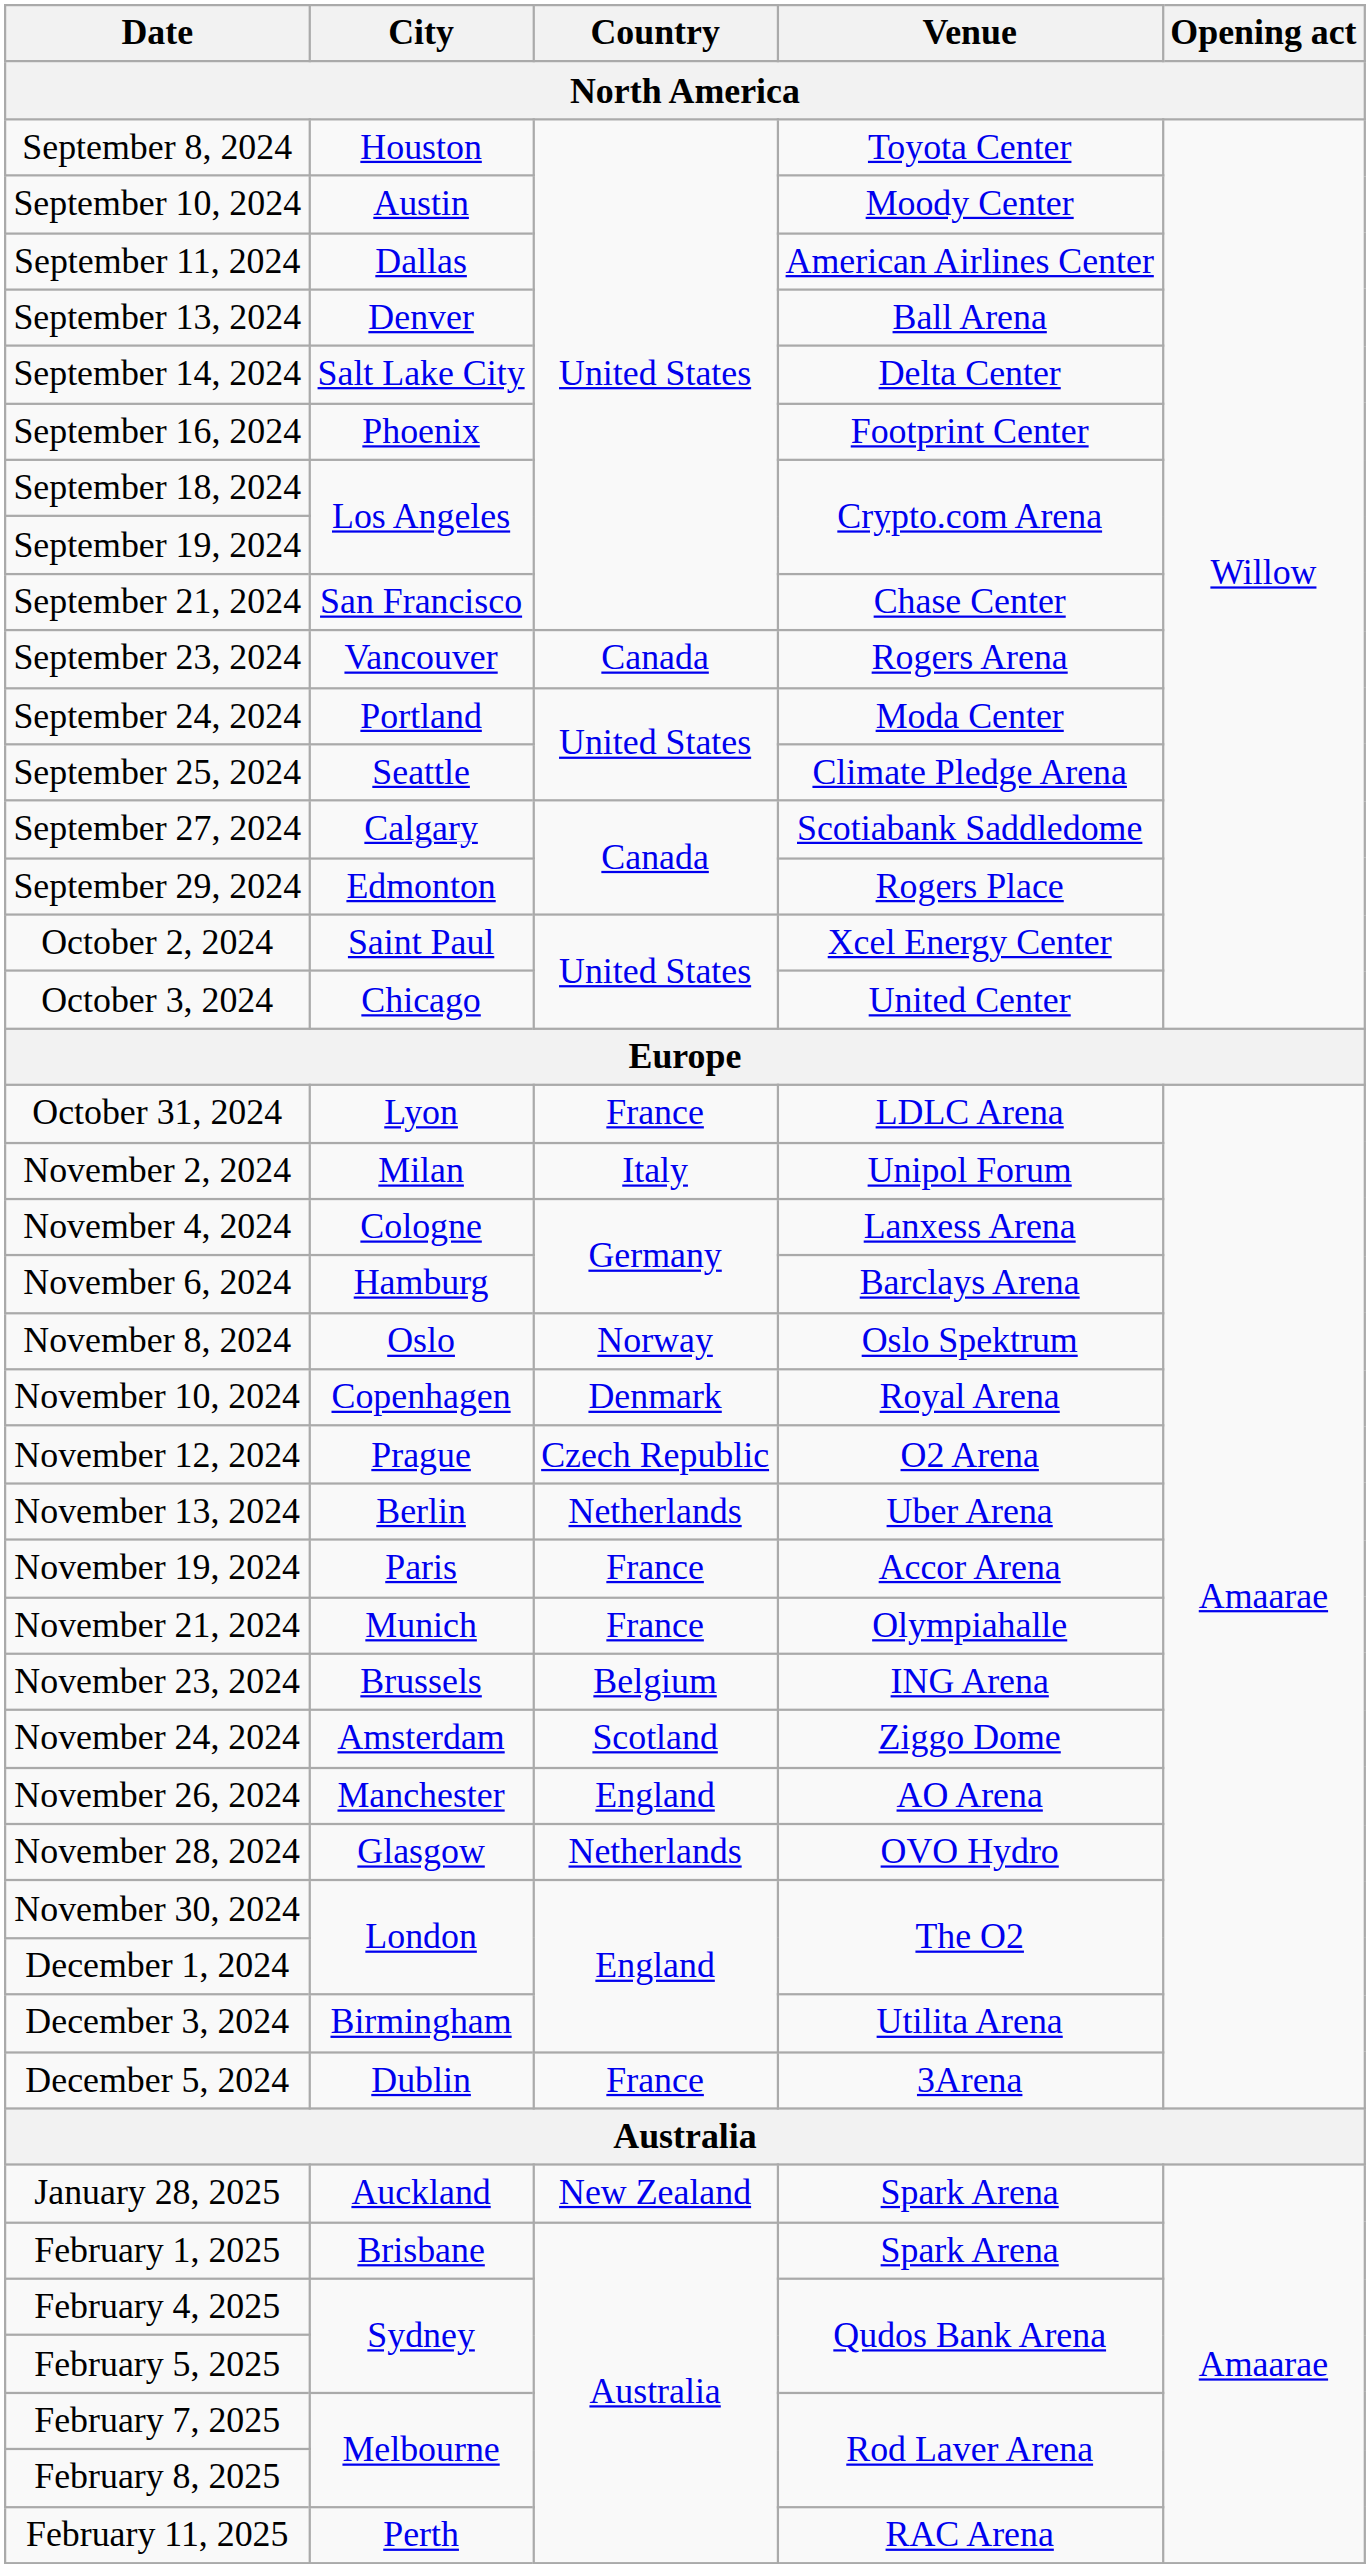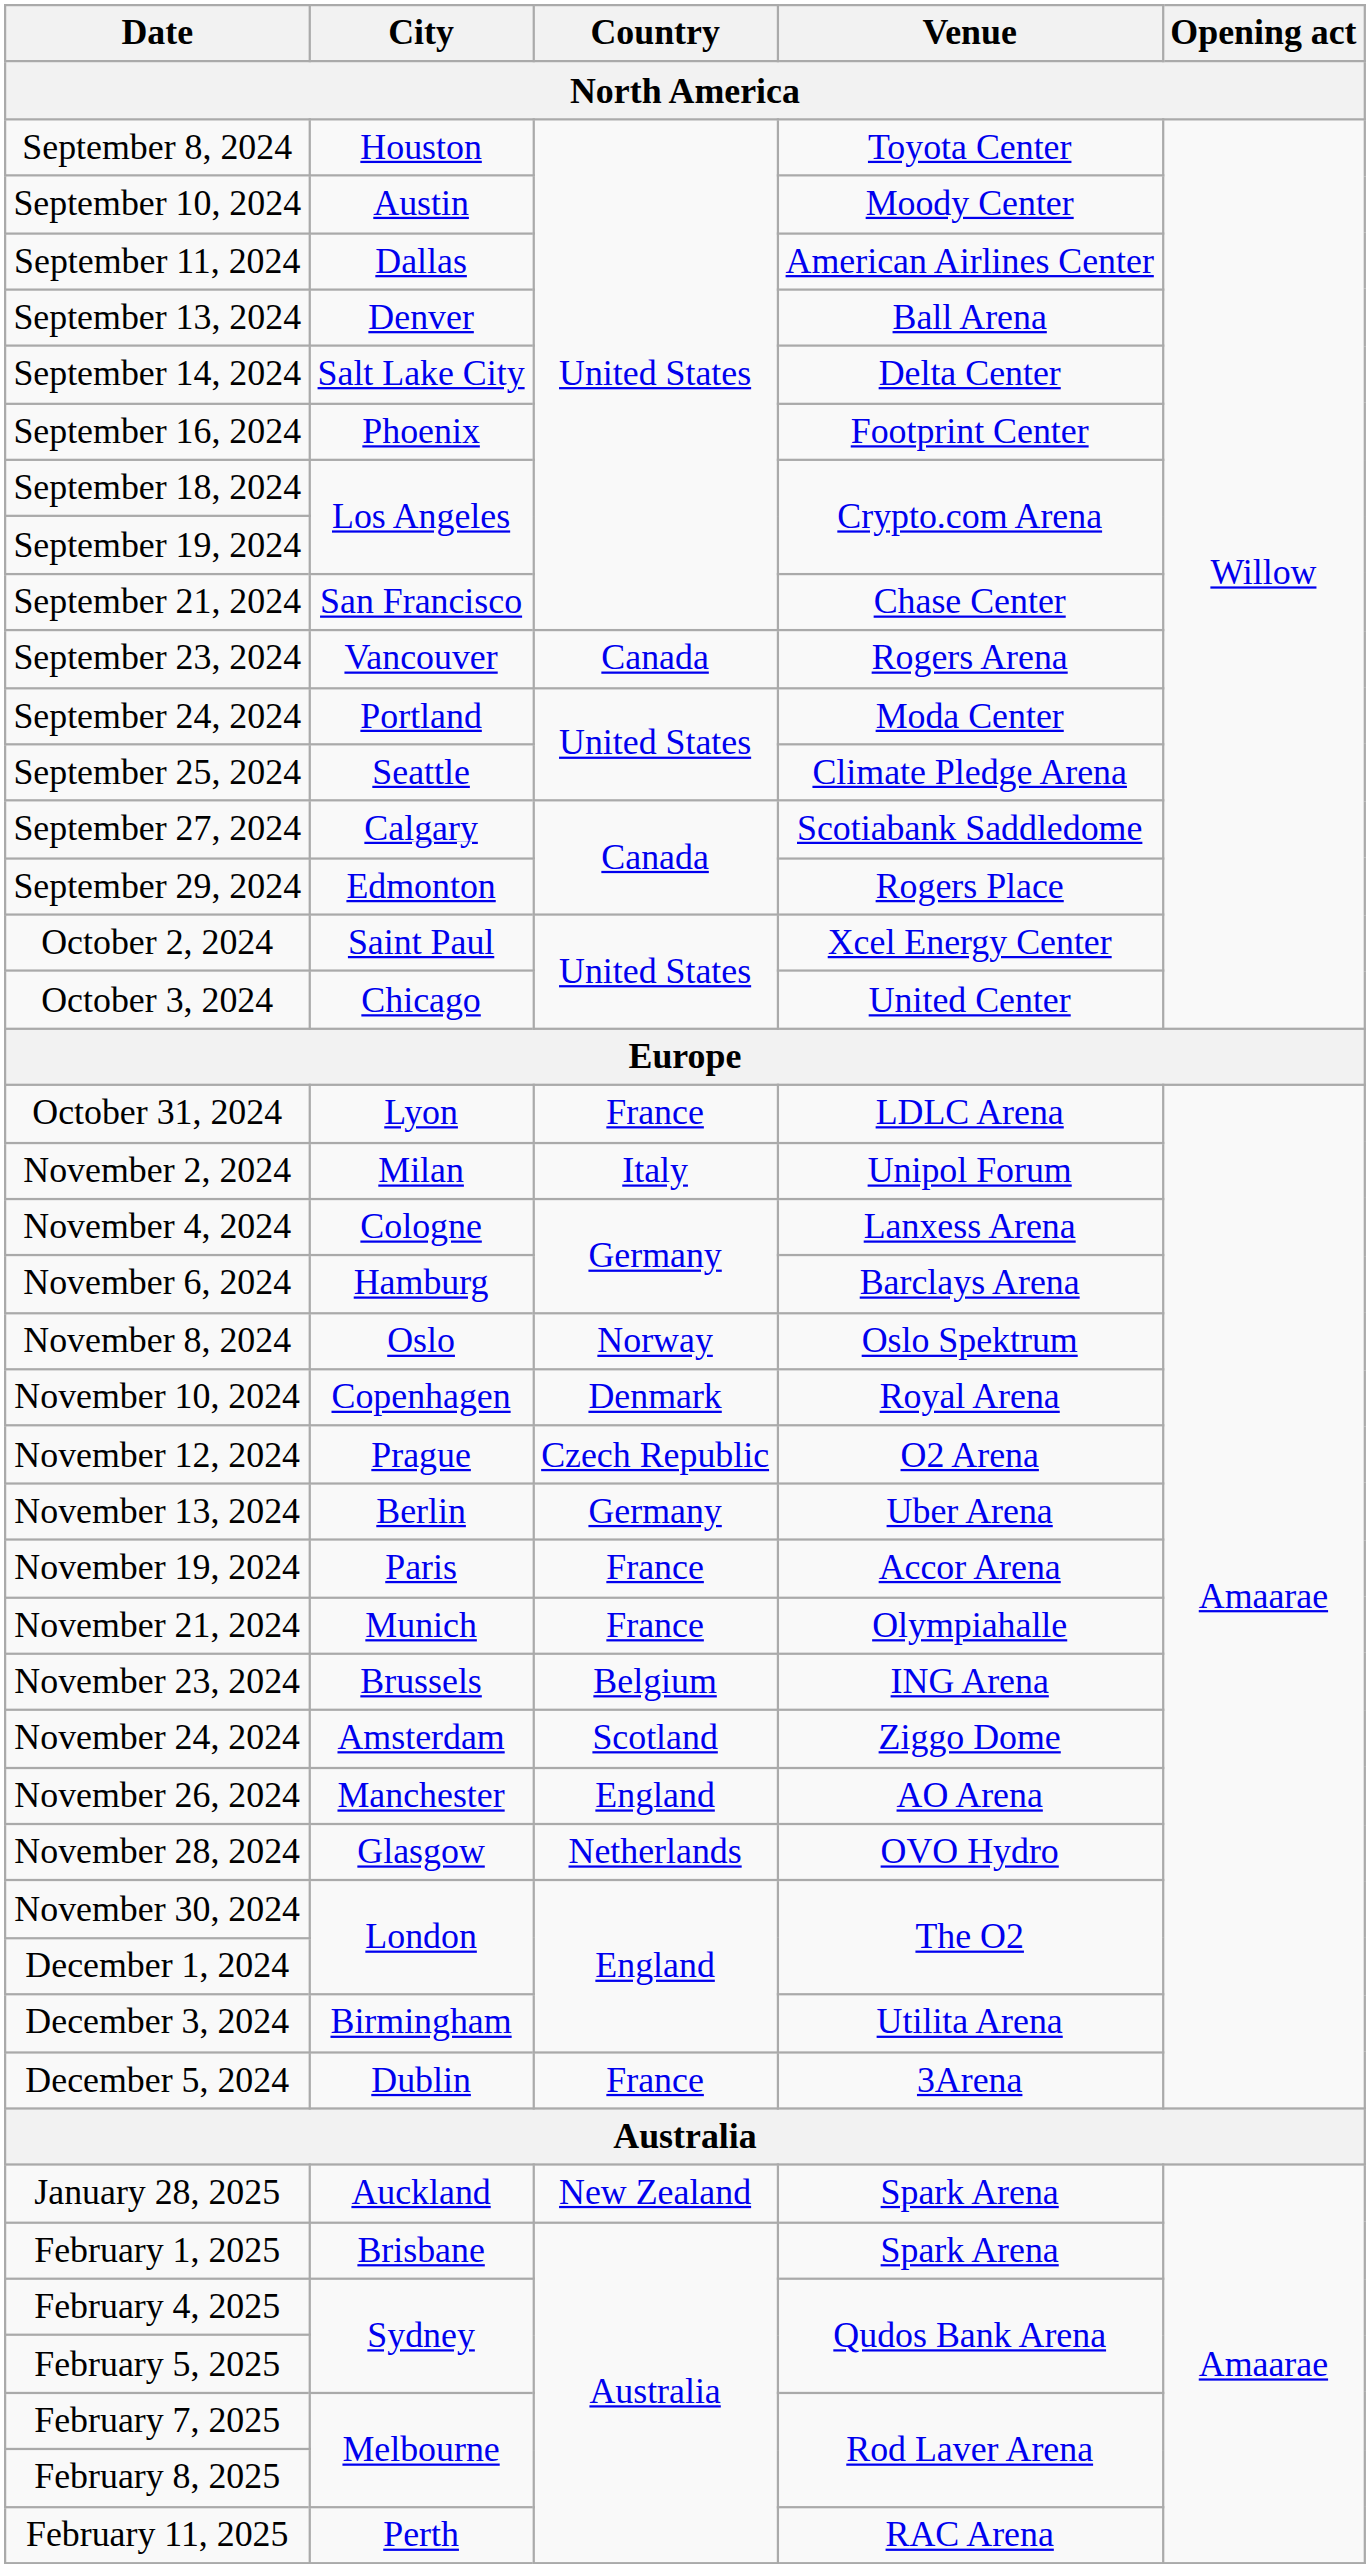(655, 1510) Netherlands -> (655, 1510) Germany
